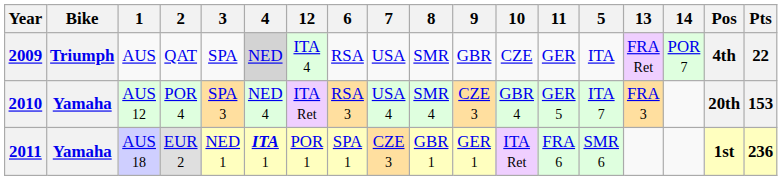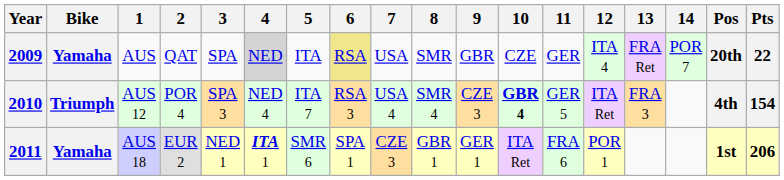columns swapped: (601, 18) <-> (307, 18)
(82, 56) Triumph -> (82, 56) Yamaha
(347, 56) no background -> (350, 56) khaki background
(724, 56) 4th -> (726, 56) 20th
(82, 104) Yamaha -> (82, 104) Triumph
(517, 104) normal -> (520, 104) bold
(724, 104) 20th -> (726, 104) 4th
(761, 104) 153 -> (762, 104) 154
(761, 151) 236 -> (762, 151) 206
